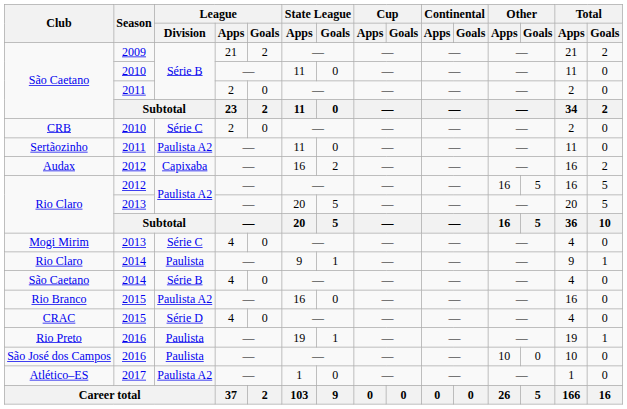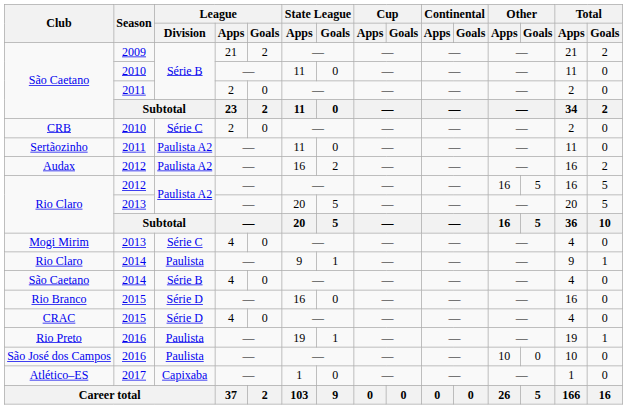(185, 166) Capixaba -> (185, 166) Paulista A2
(185, 299) Paulista A2 -> (185, 299) Série D
(185, 375) Paulista A2 -> (185, 375) Capixaba
